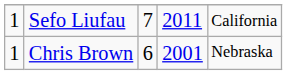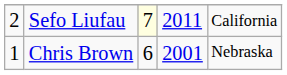(14, 20) 1 -> (14, 20) 2
(148, 20) no background -> (148, 20) lightyellow background
